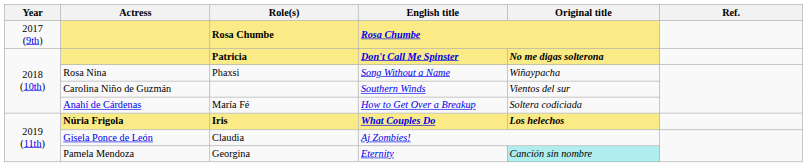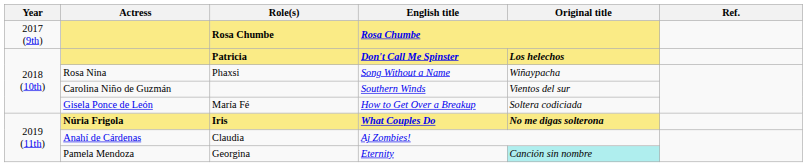(556, 56) No me digas solterona -> (537, 56) Los helechos
(102, 105) Anahí de Cárdenas -> (108, 105) Gisela Ponce de León
(537, 121) Los helechos -> (556, 121) No me digas solterona
(108, 137) Gisela Ponce de León -> (102, 137) Anahí de Cárdenas
